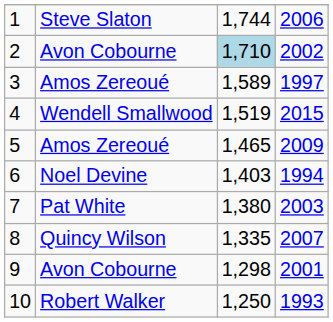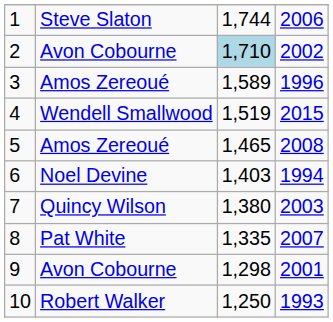(302, 82) 1997 -> (302, 82) 1996
(302, 144) 2009 -> (302, 144) 2008
(83, 207) Pat White -> (103, 207) Quincy Wilson
(103, 238) Quincy Wilson -> (83, 238) Pat White
